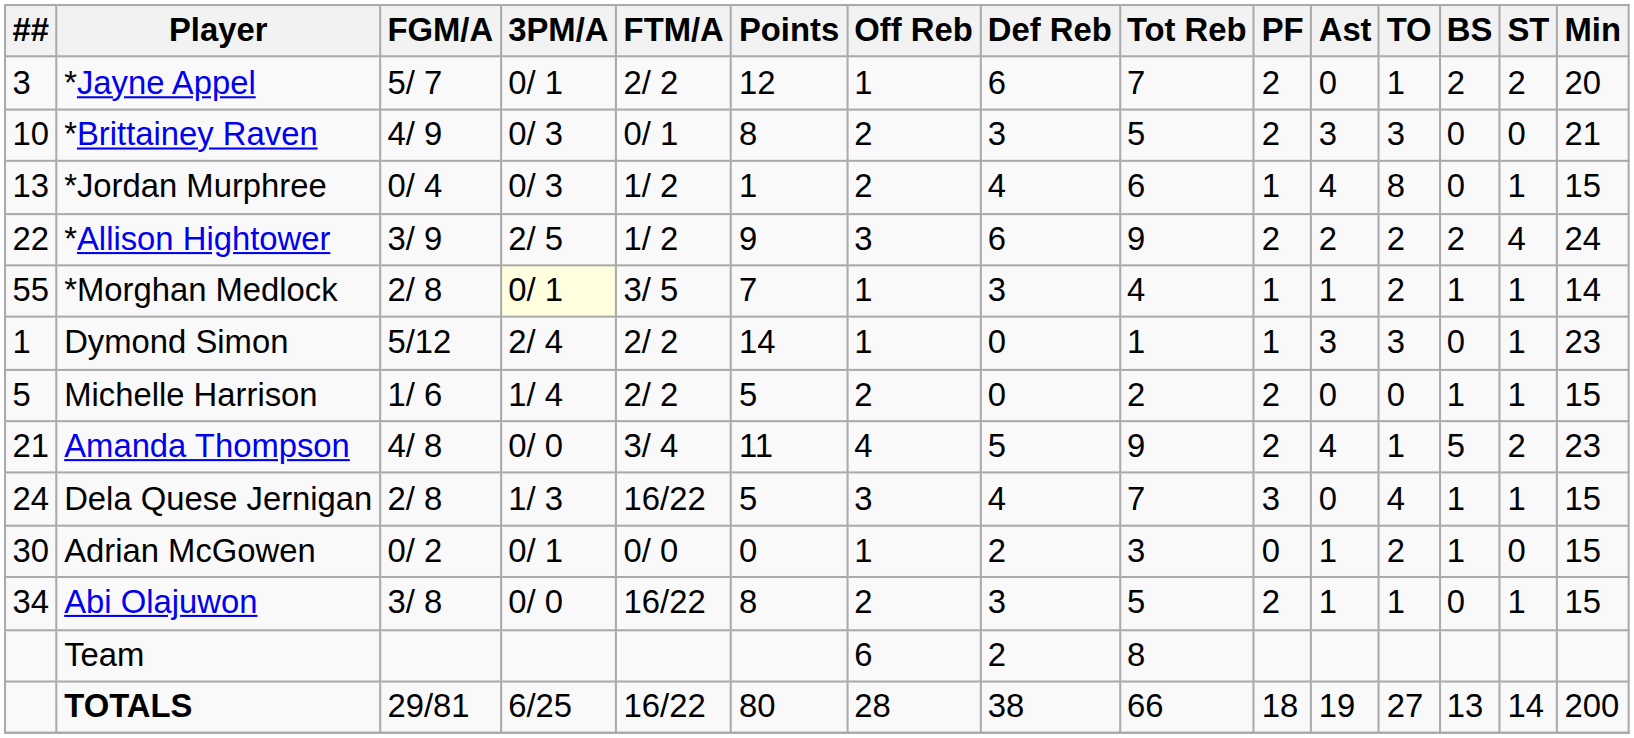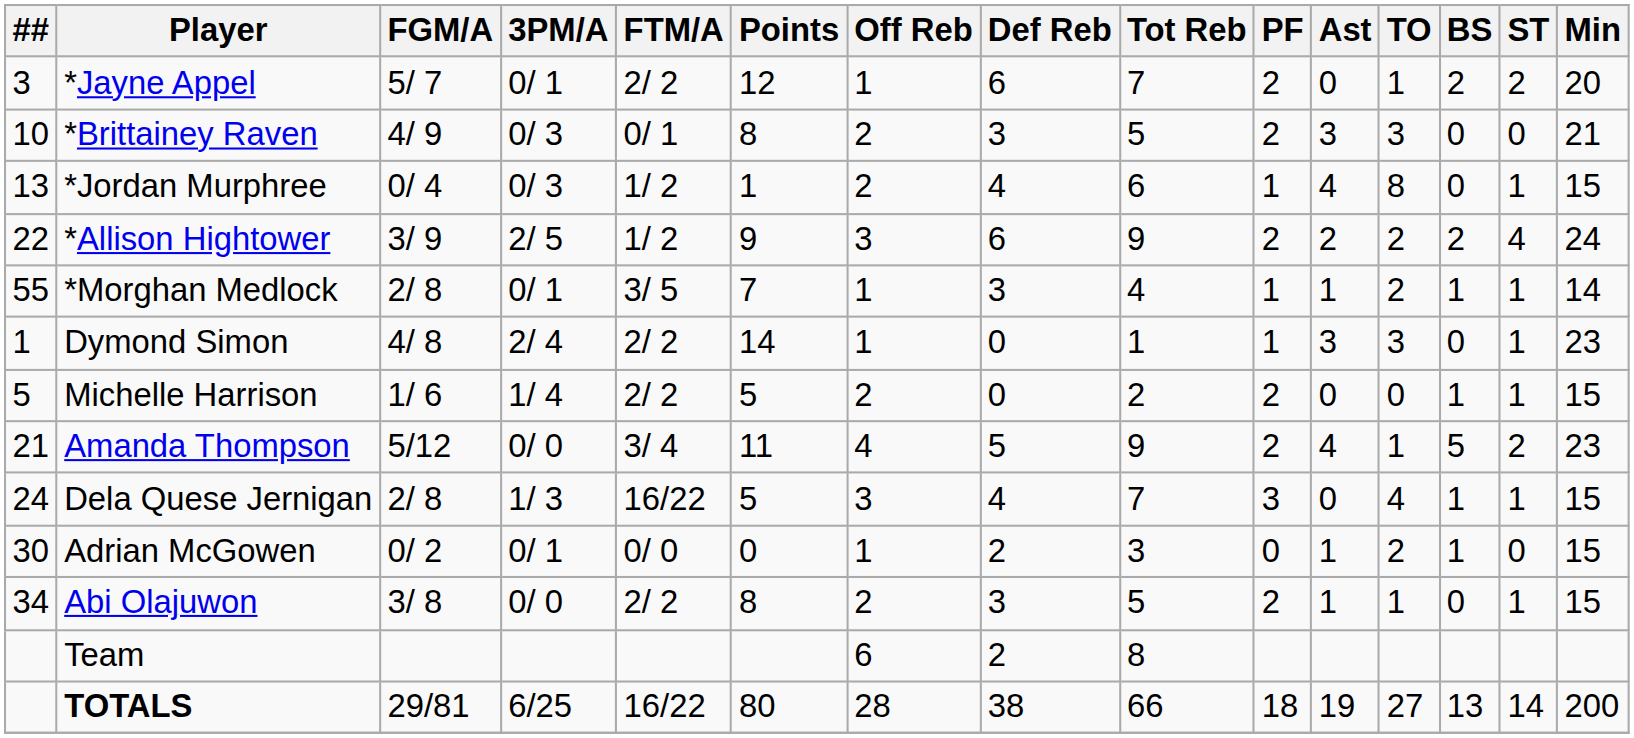(536, 290) lightyellow background -> (536, 290) no background
(419, 342) 5/12 -> (415, 342) 4/ 8
(415, 446) 4/ 8 -> (419, 446) 5/12
(665, 602) 16/22 -> (651, 602) 2/ 2
